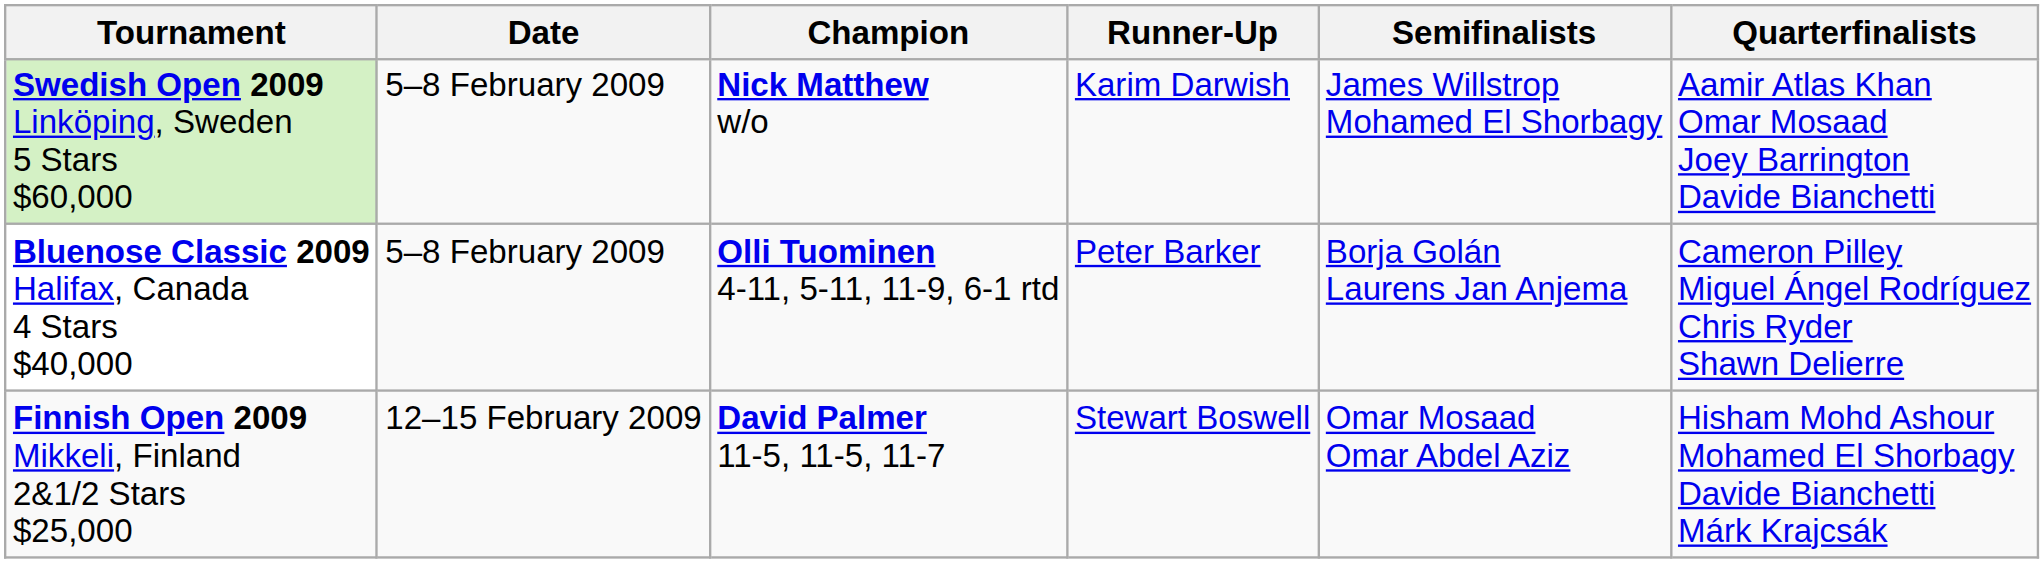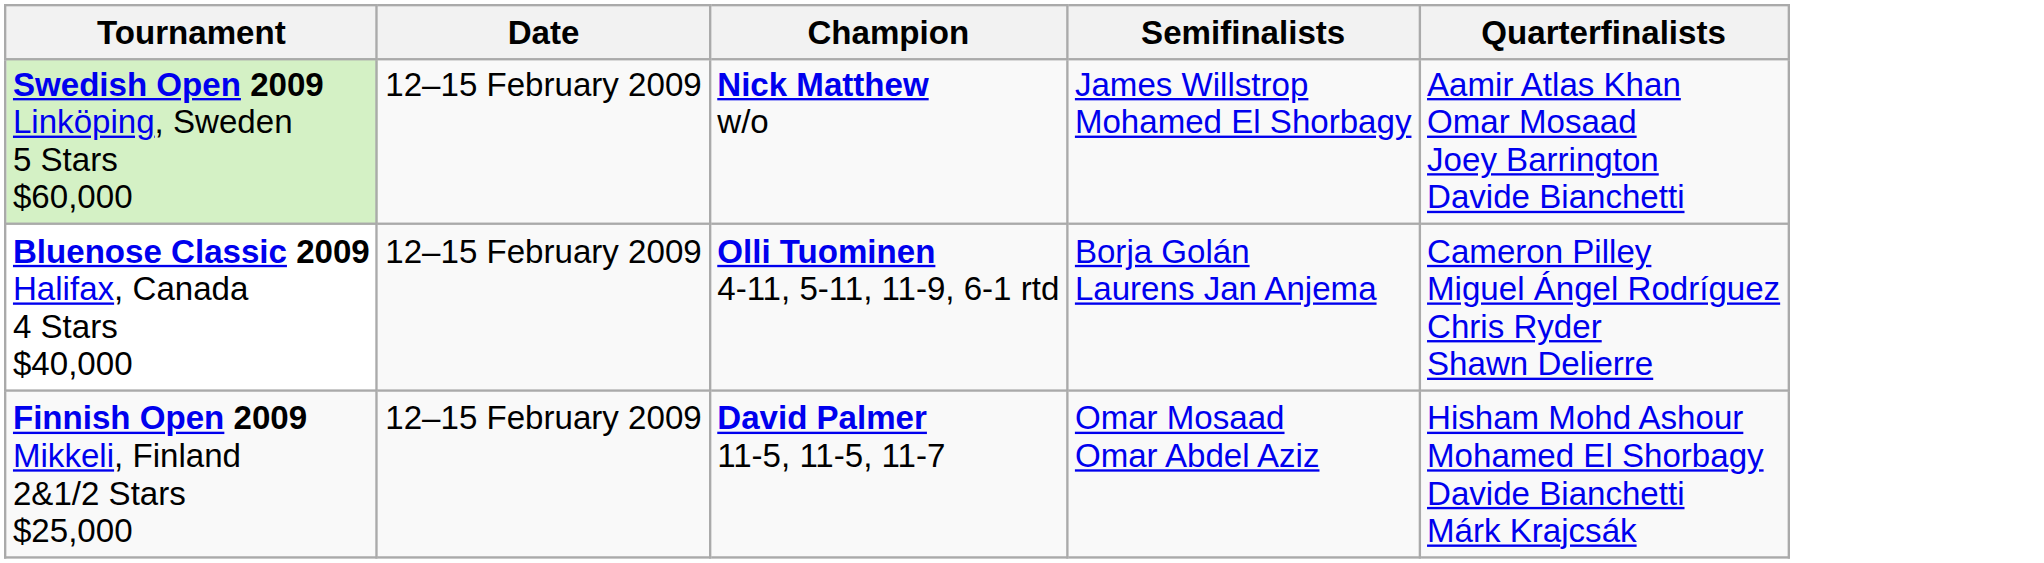- column: (1193, 32)
(525, 85) 5–8 February 2009 -> (544, 85) 12–15 February 2009
(525, 251) 5–8 February 2009 -> (544, 251) 12–15 February 2009
